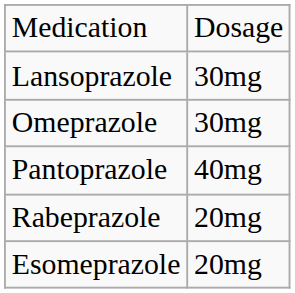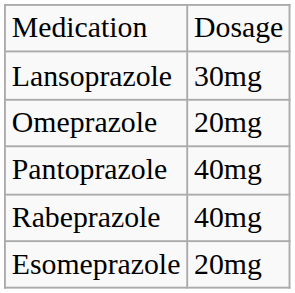(228, 122) 30mg -> (228, 122) 20mg
(228, 216) 20mg -> (228, 216) 40mg
